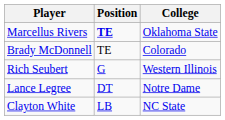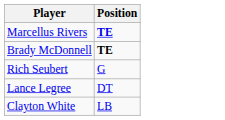- column: (180, 13)
(104, 50) normal -> (105, 50) bold
